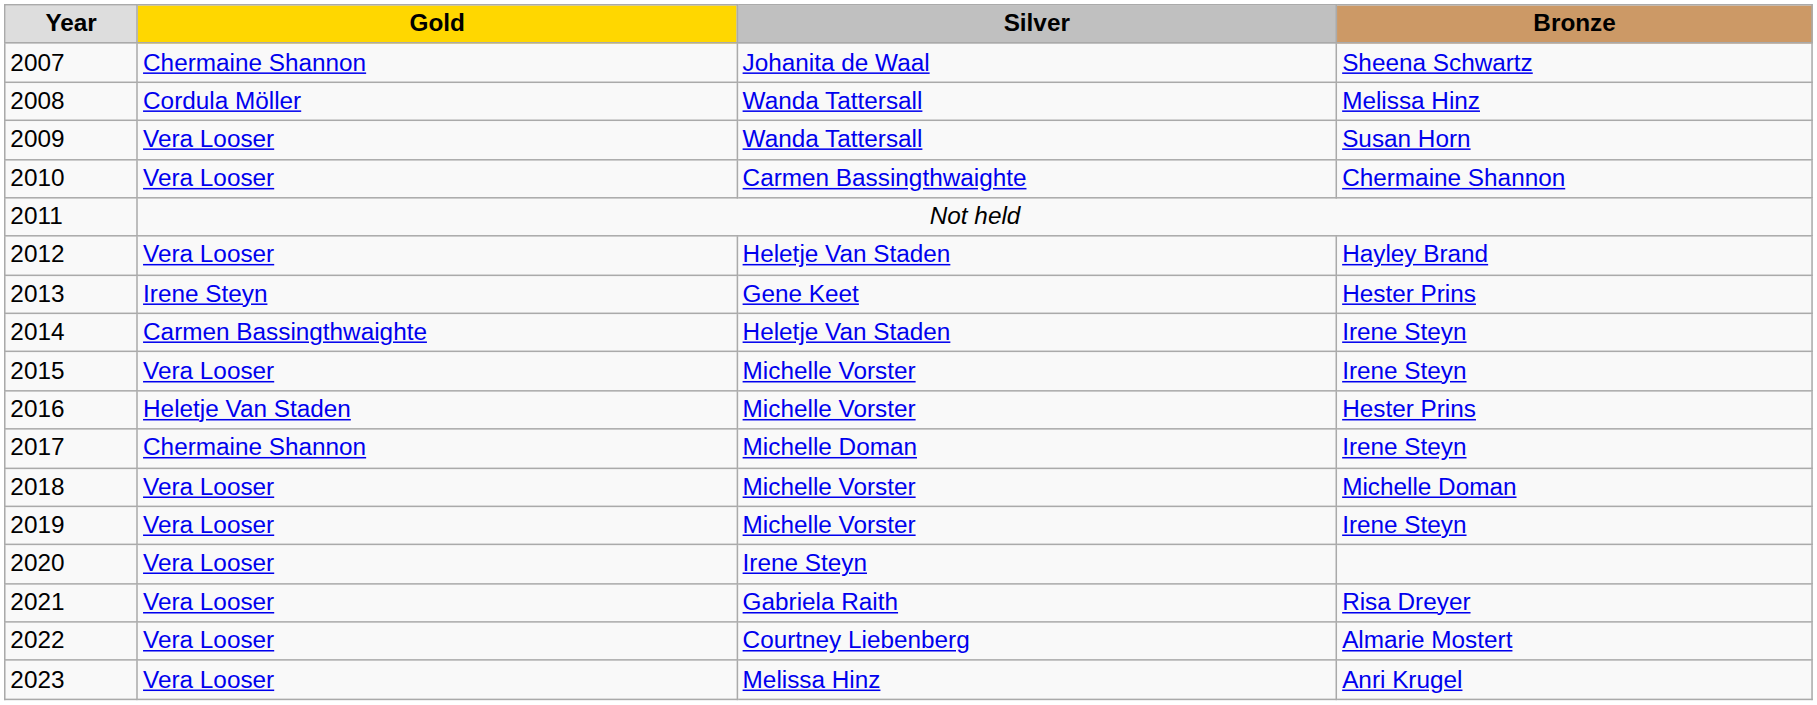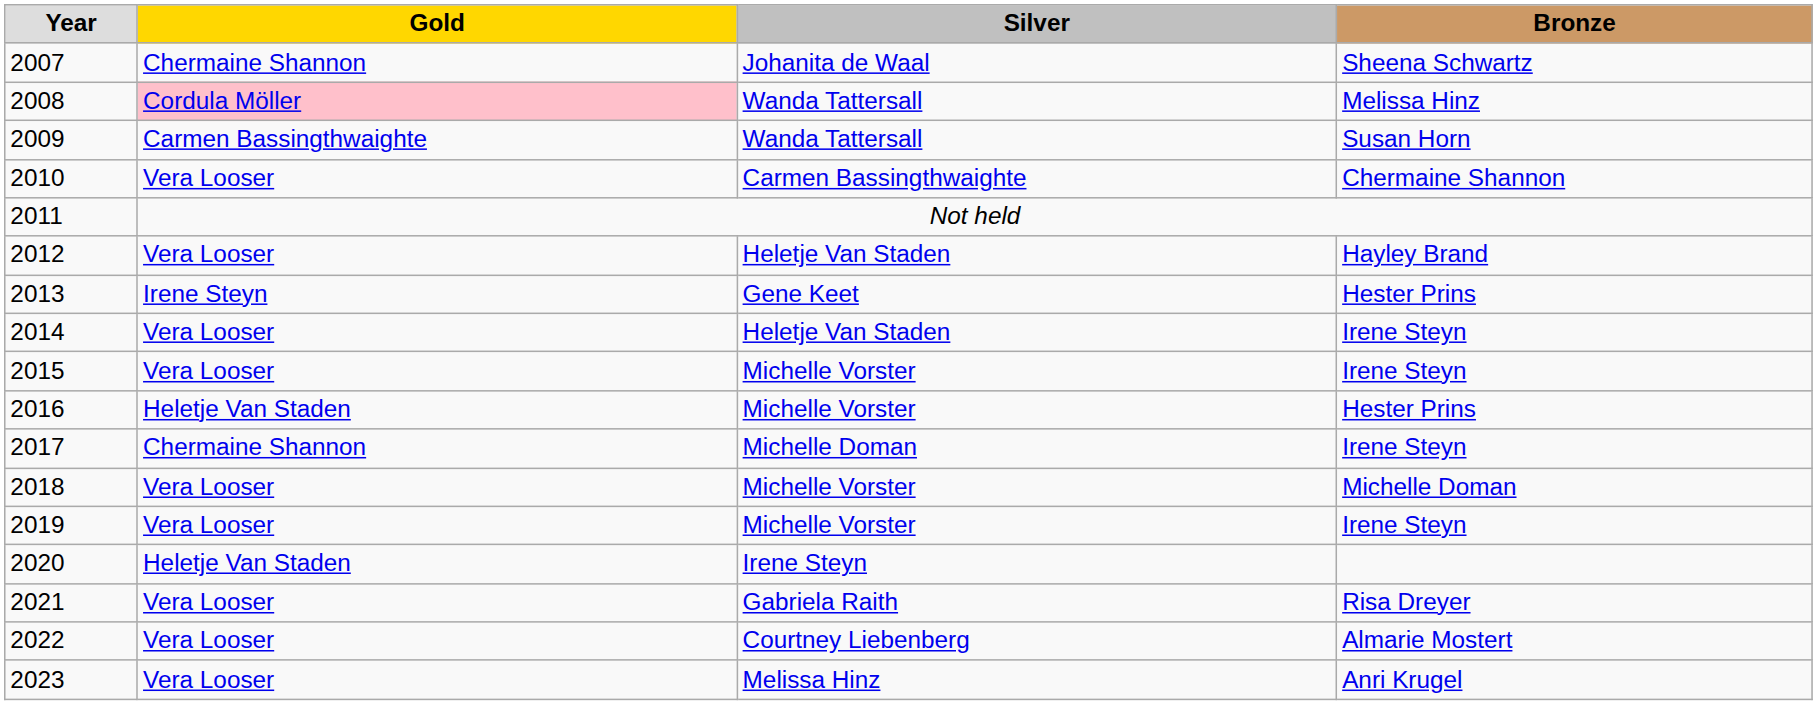(222, 100) no background -> (222, 100) pink background
(209, 139) Vera Looser -> (285, 139) Carmen Bassingthwaighte
(285, 332) Carmen Bassingthwaighte -> (209, 332) Vera Looser
(209, 563) Vera Looser -> (247, 563) Heletje Van Staden
